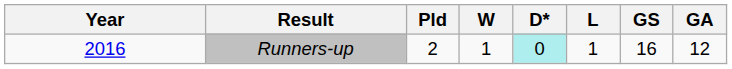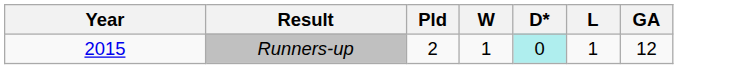- column: (646, 20)
(105, 49) 2016 -> (105, 49) 2015
